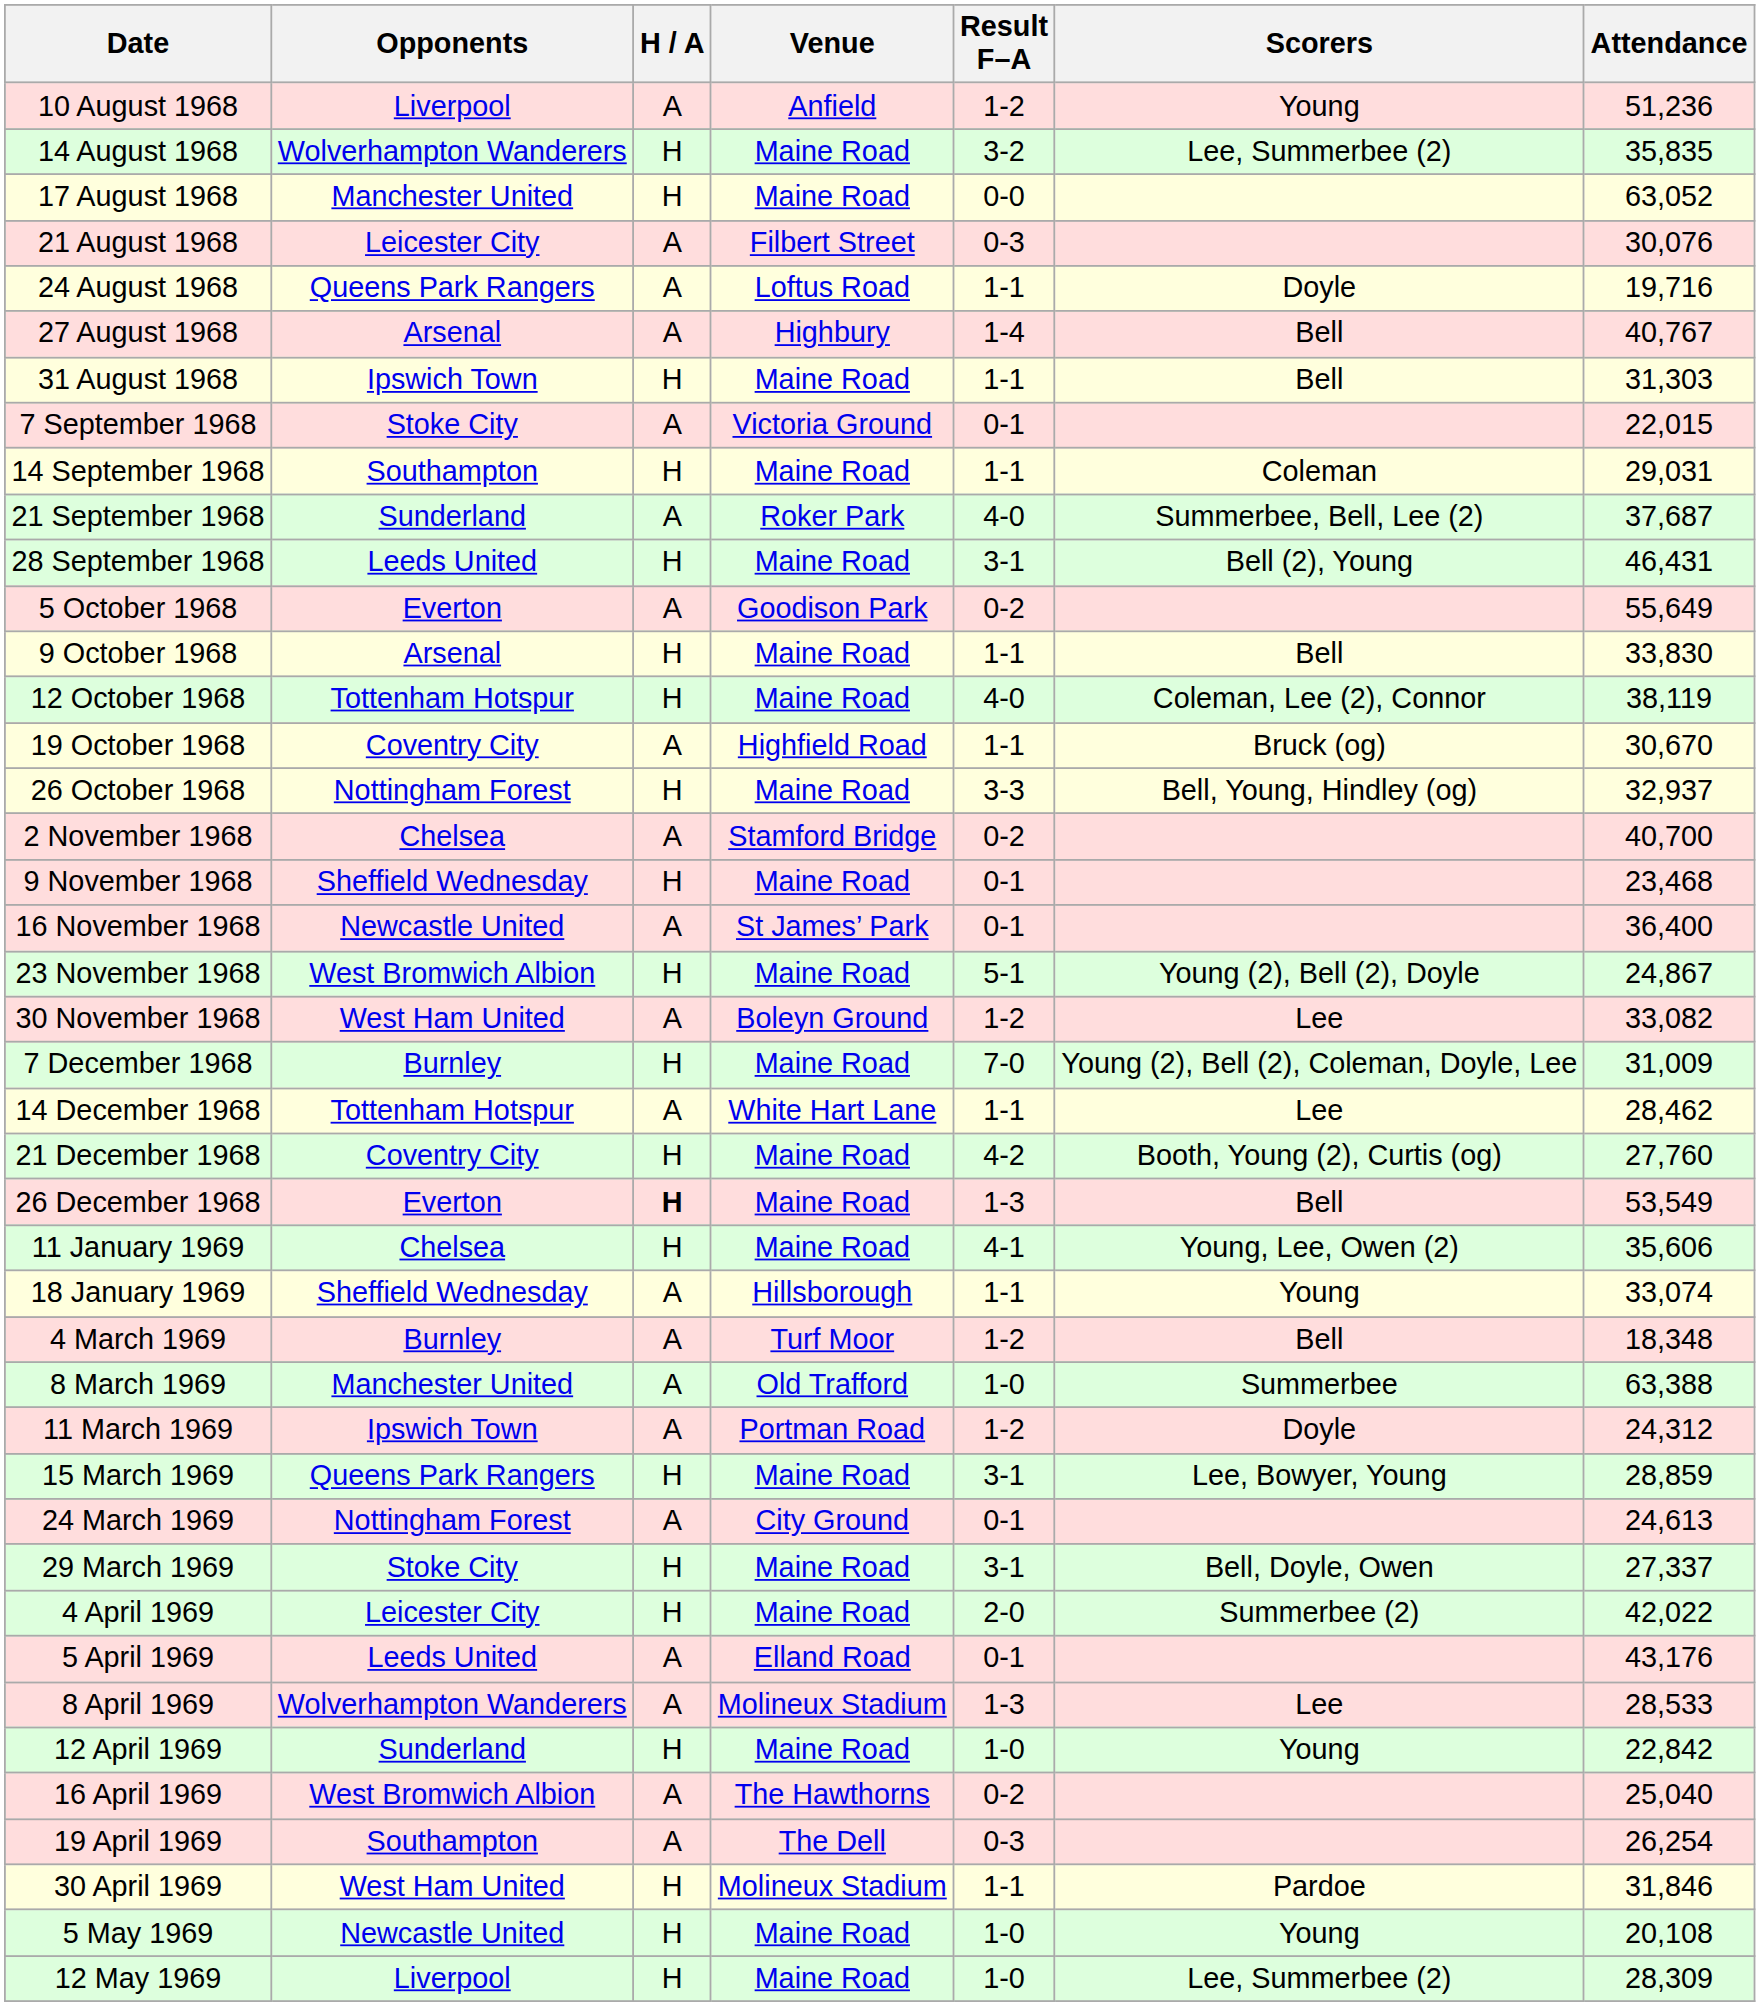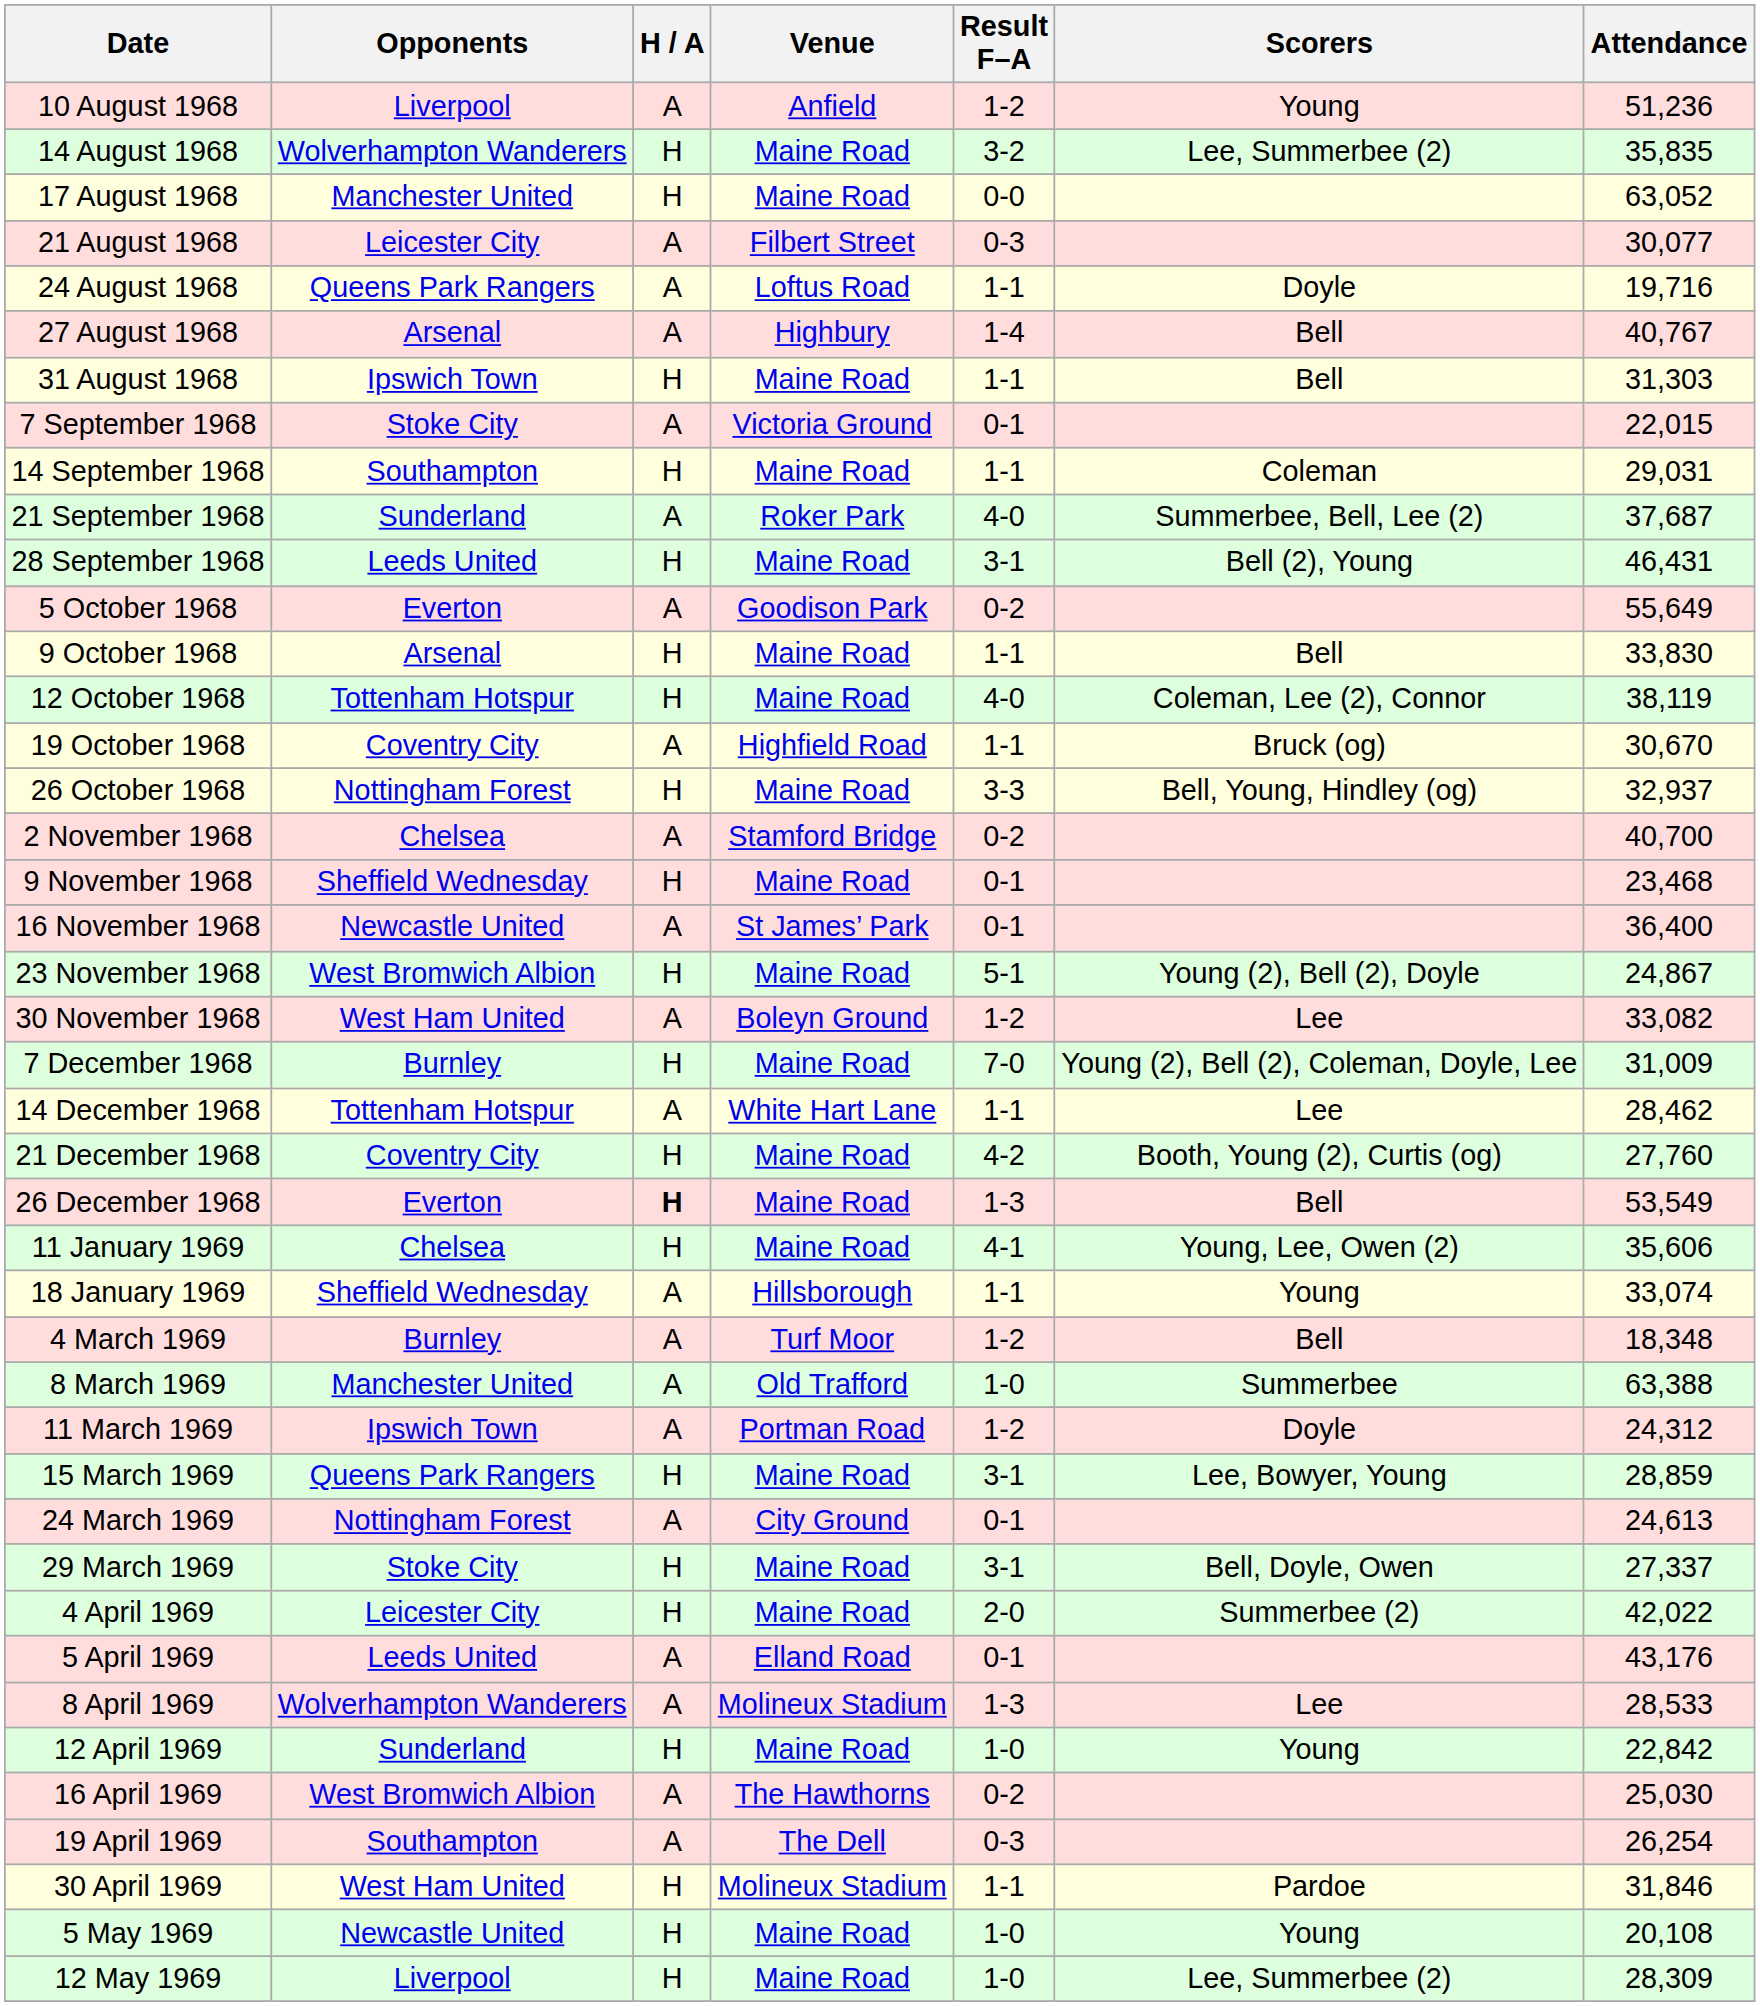(1669, 242) 30,076 -> (1669, 242) 30,077
(1669, 1795) 25,040 -> (1669, 1795) 25,030
